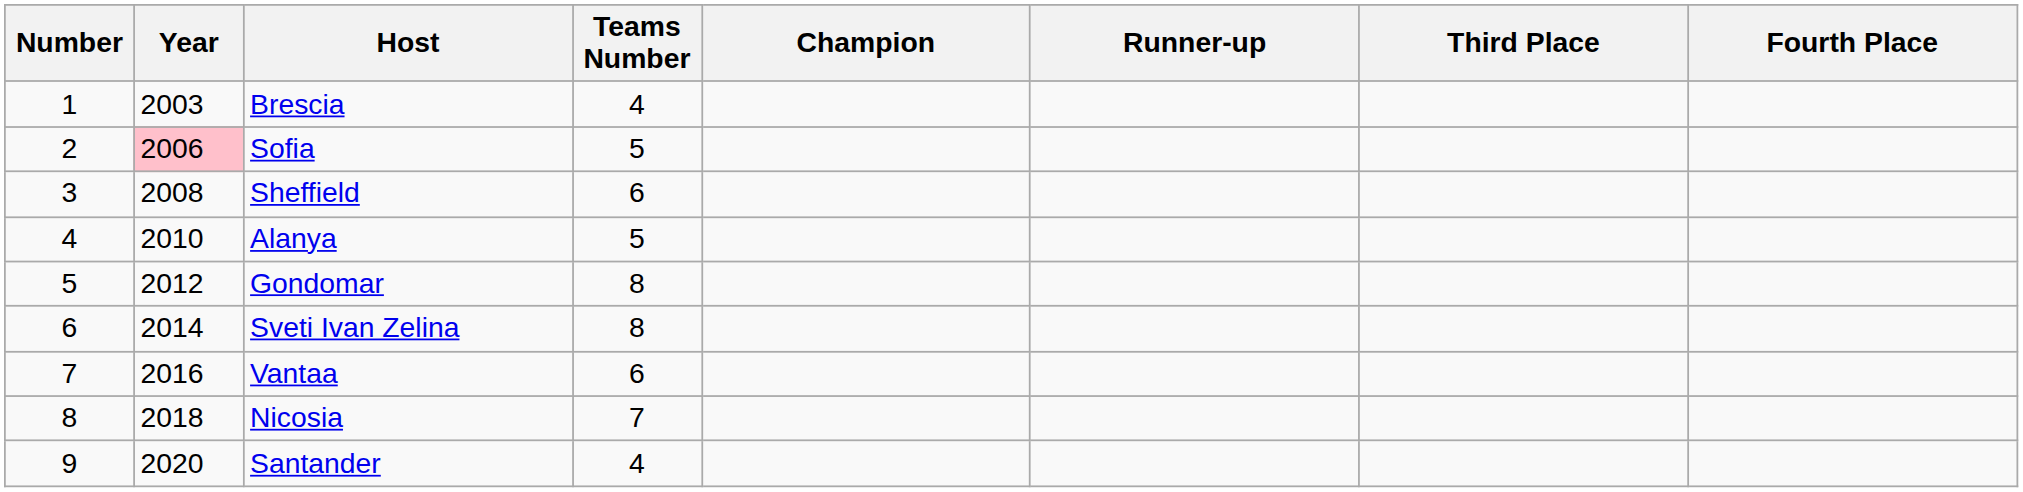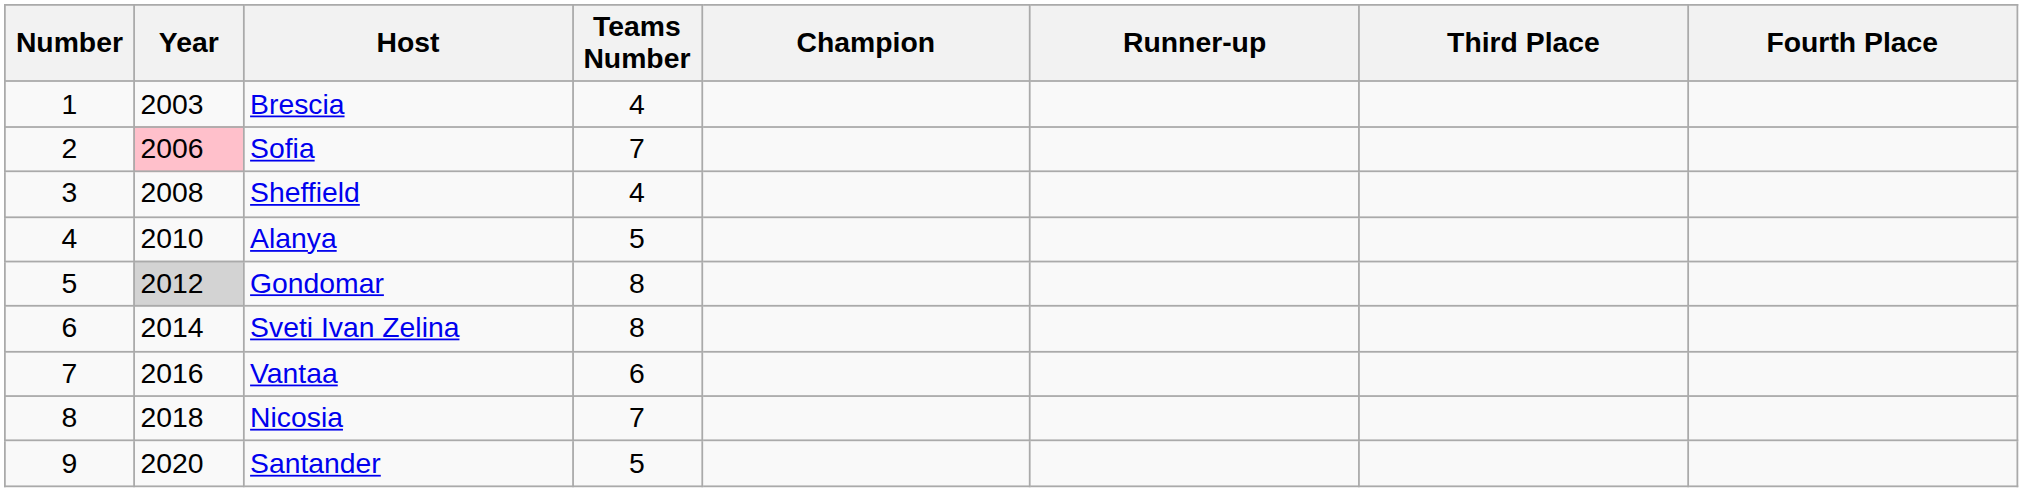(637, 148) 5 -> (637, 148) 7
(637, 193) 6 -> (637, 193) 4
(172, 283) no background -> (172, 283) lightgrey background
(637, 463) 4 -> (637, 463) 5
